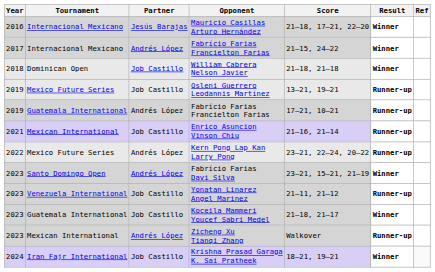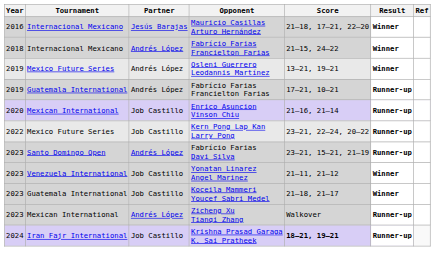(15, 47) 2017 -> (15, 47) 2018
- row: (58, 68)
(157, 89) Job Castillo -> (157, 68) Andrés López
(392, 89) Runner-up -> (386, 68) Winner
(15, 131) 2021 -> (15, 110) 2020
(157, 152) Andrés López -> (157, 131) Job Castillo
(386, 173) Winner -> (392, 152) Runner-up
(392, 194) Runner-up -> (386, 173) Winner
(312, 256) normal -> (312, 235) bold
(386, 256) Winner -> (392, 235) Runner-up
